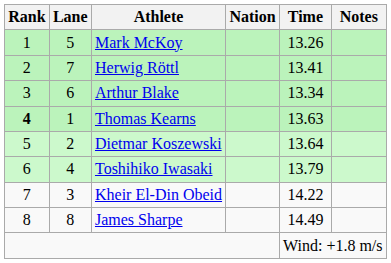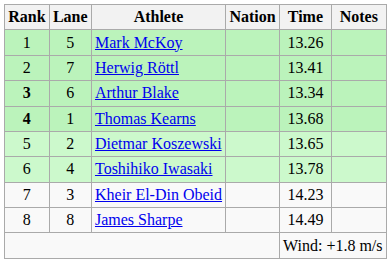(27, 93) normal -> (27, 93) bold
(305, 118) 13.63 -> (305, 118) 13.68
(305, 144) 13.64 -> (305, 144) 13.65
(305, 169) 13.79 -> (305, 169) 13.78
(305, 194) 14.22 -> (305, 194) 14.23
